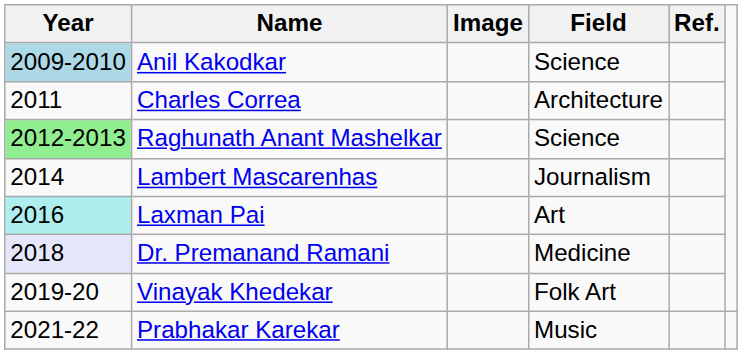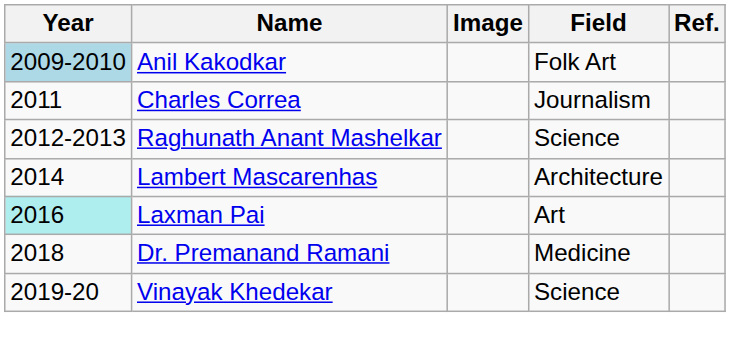(577, 61) Science -> (575, 61) Folk Art
(598, 100) Architecture -> (592, 100) Journalism
(68, 138) lightgreen background -> (68, 138) no background
(592, 176) Journalism -> (598, 176) Architecture
(37, 253) lavender background -> (37, 253) no background
(575, 291) Folk Art -> (577, 291) Science
- row: (238, 330)
